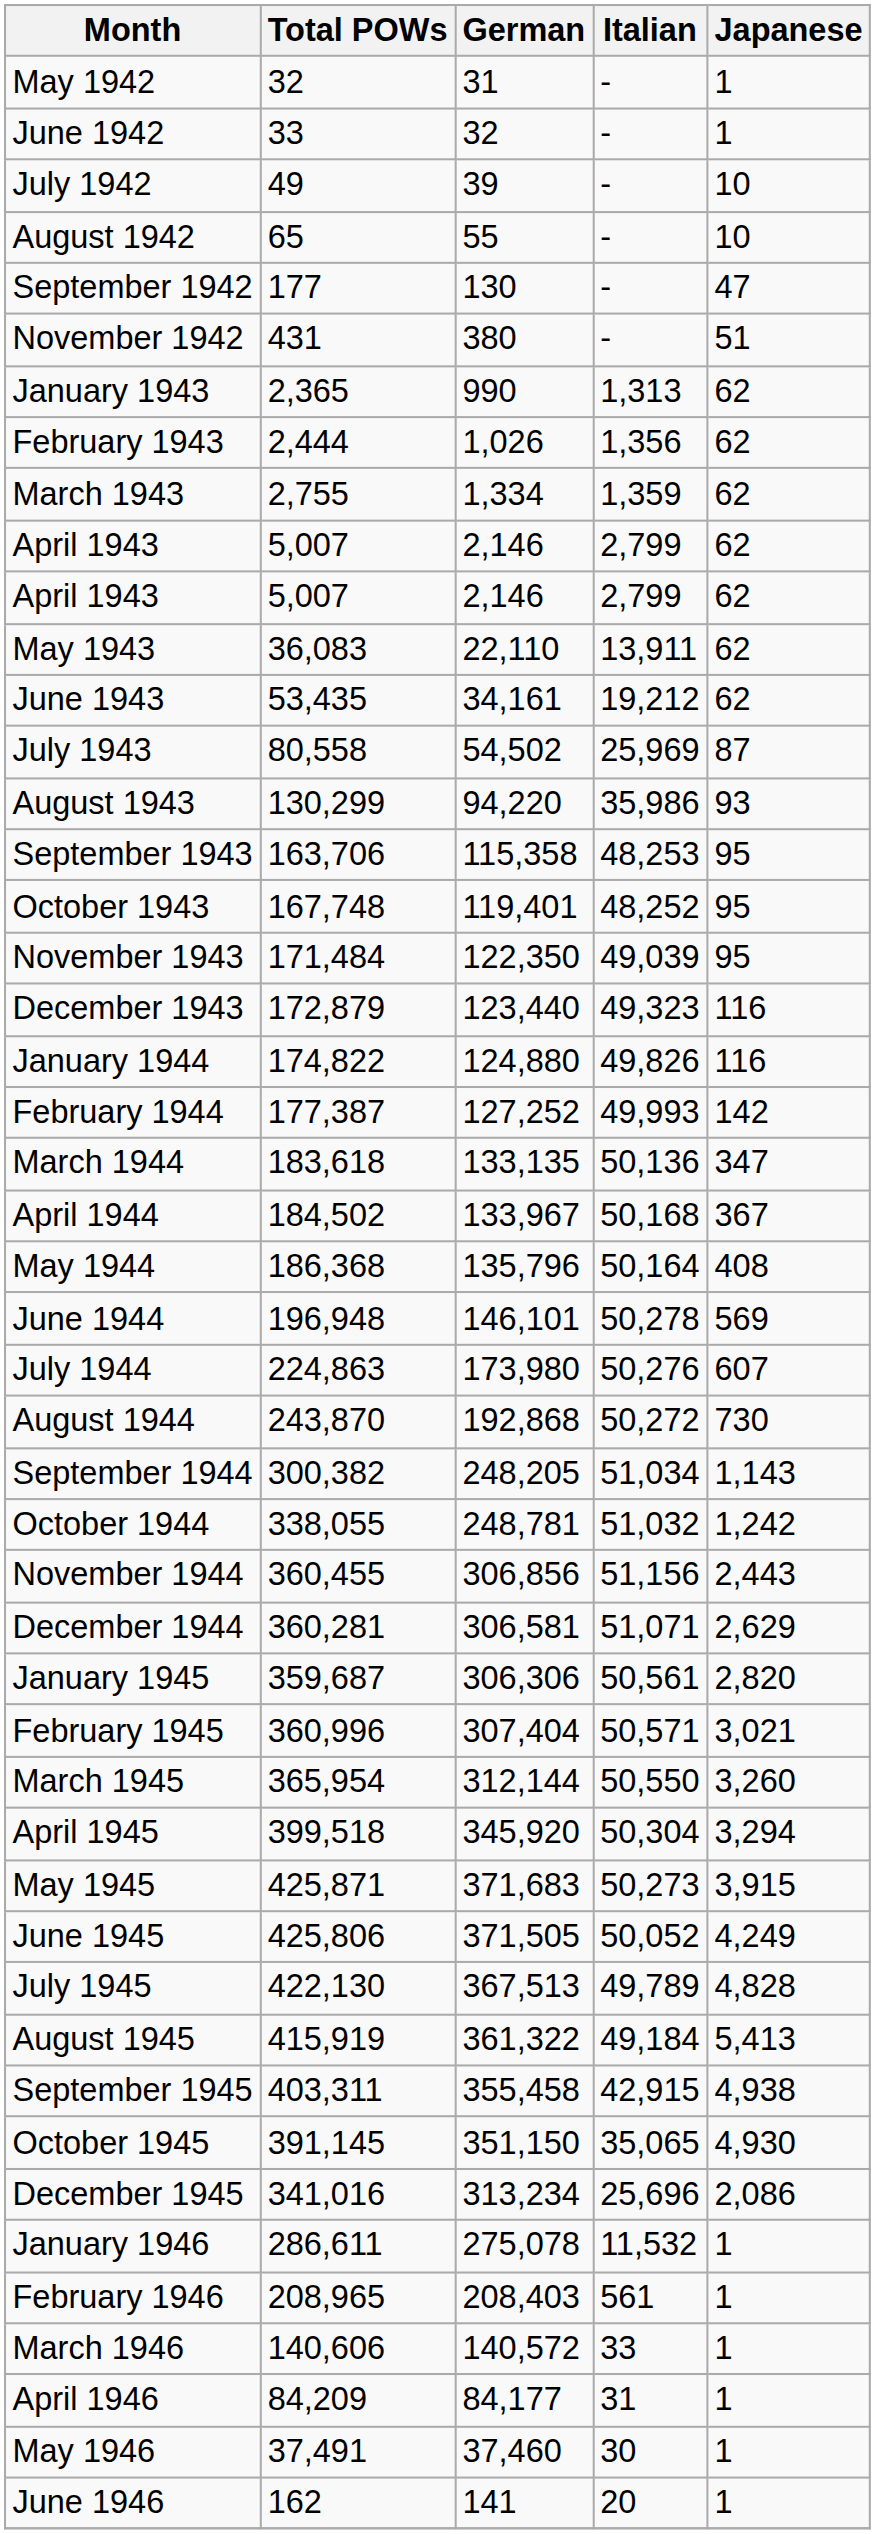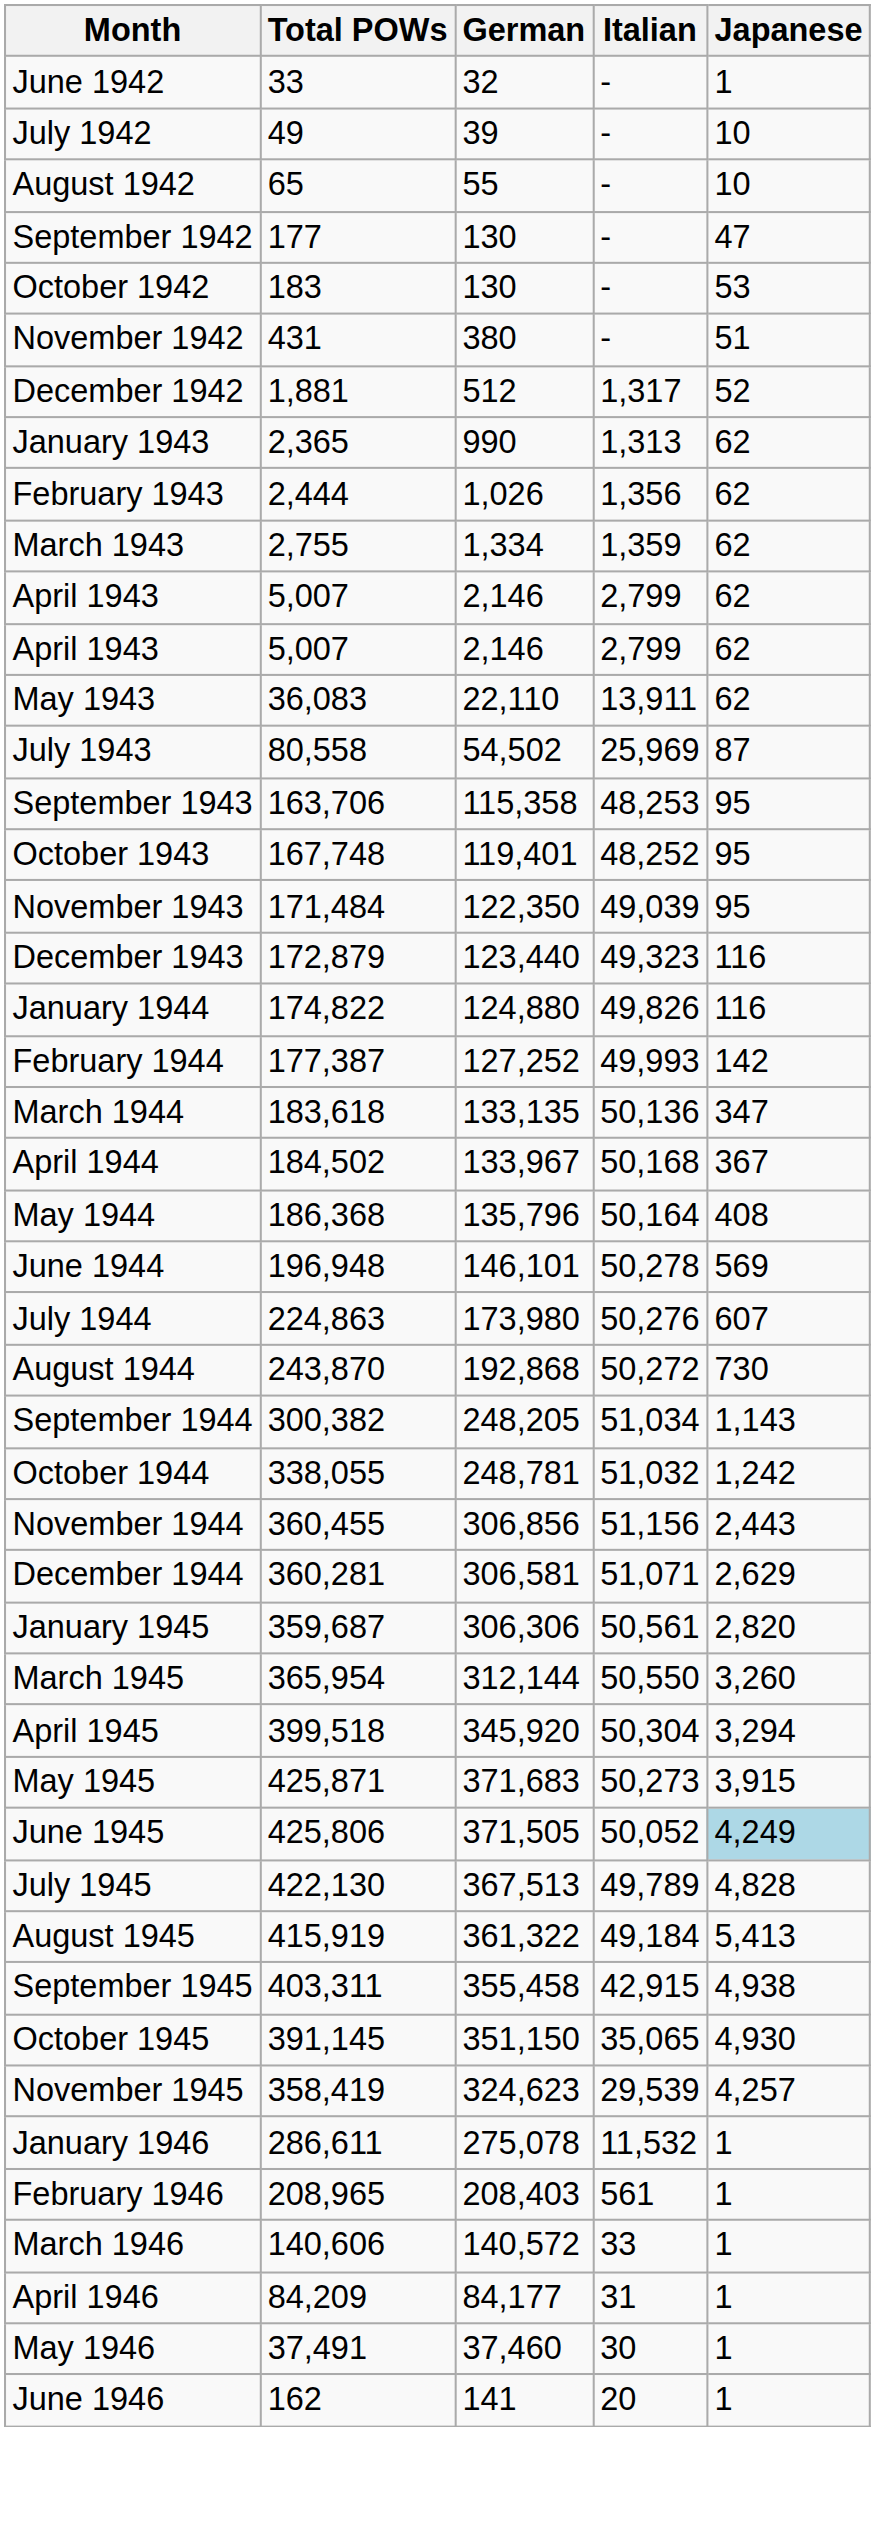- row: (84, 81)
+ row: (111, 287)
+ row: (128, 390)
- row: (88, 699)
- row: (104, 802)
- row: (118, 1730)
(755, 1936) no background -> (755, 1833) lightblue background
+ row: (128, 2090)
- row: (128, 2193)
